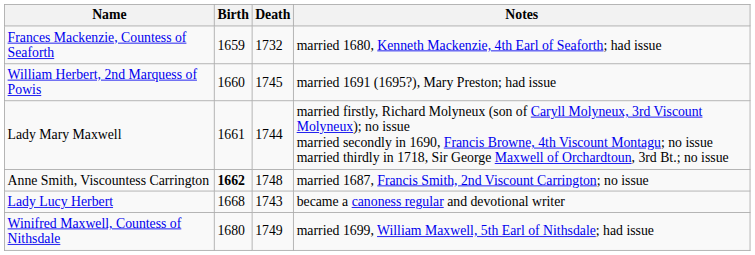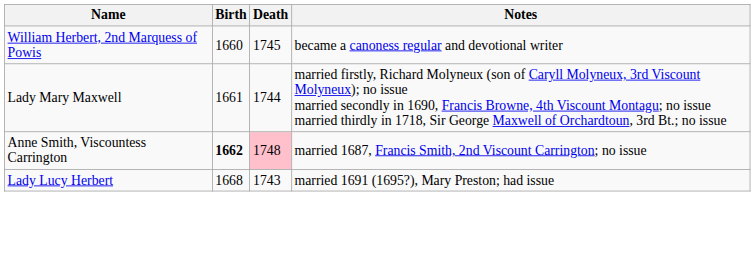- row: (97, 44)
(426, 82) married 1691 (1695?), Mary Preston; had issue -> (429, 44) became a canoness regular and devotional writer
(269, 180) no background -> (267, 150) pink background
(431, 201) became a canoness regular and devotional writer -> (424, 180) married 1691 (1695?), Mary Preston; had issue
- row: (94, 231)
